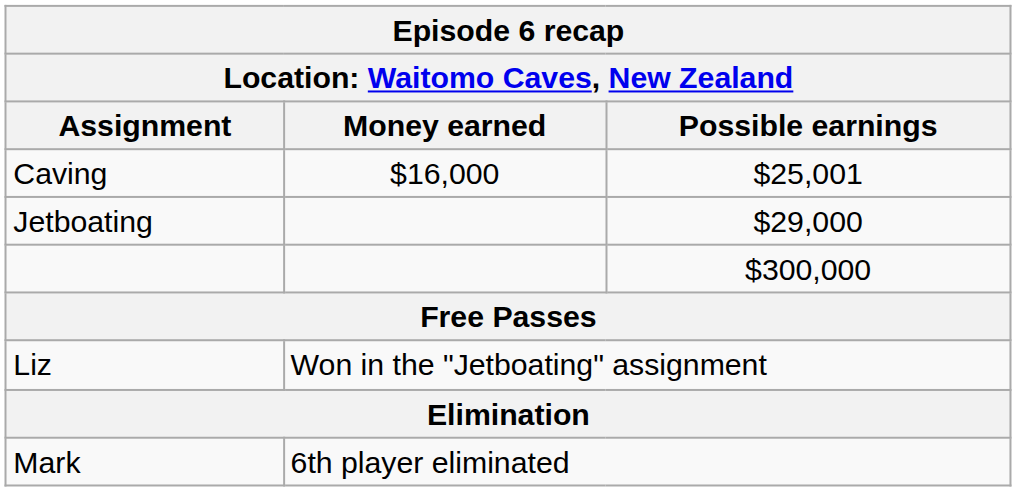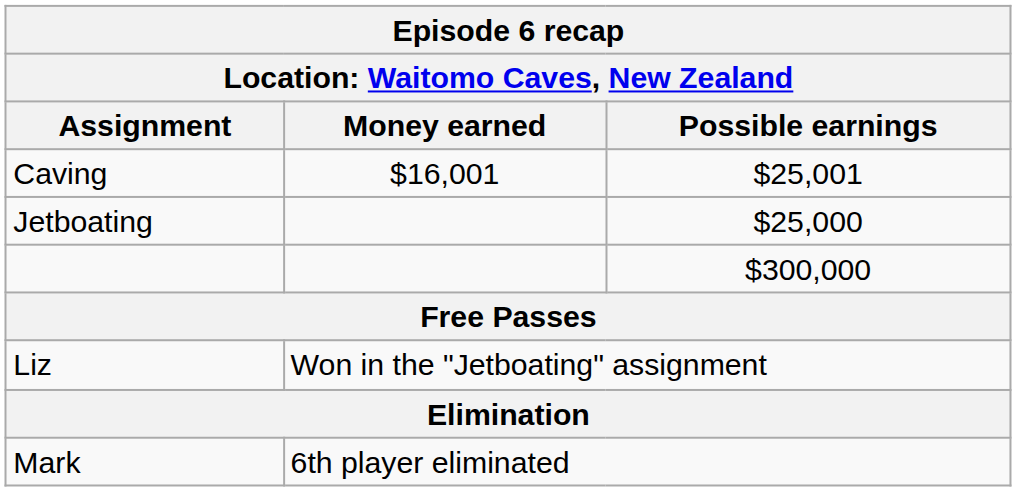(445, 173) $16,000 -> (445, 173) $16,001
(808, 221) $29,000 -> (808, 221) $25,000
